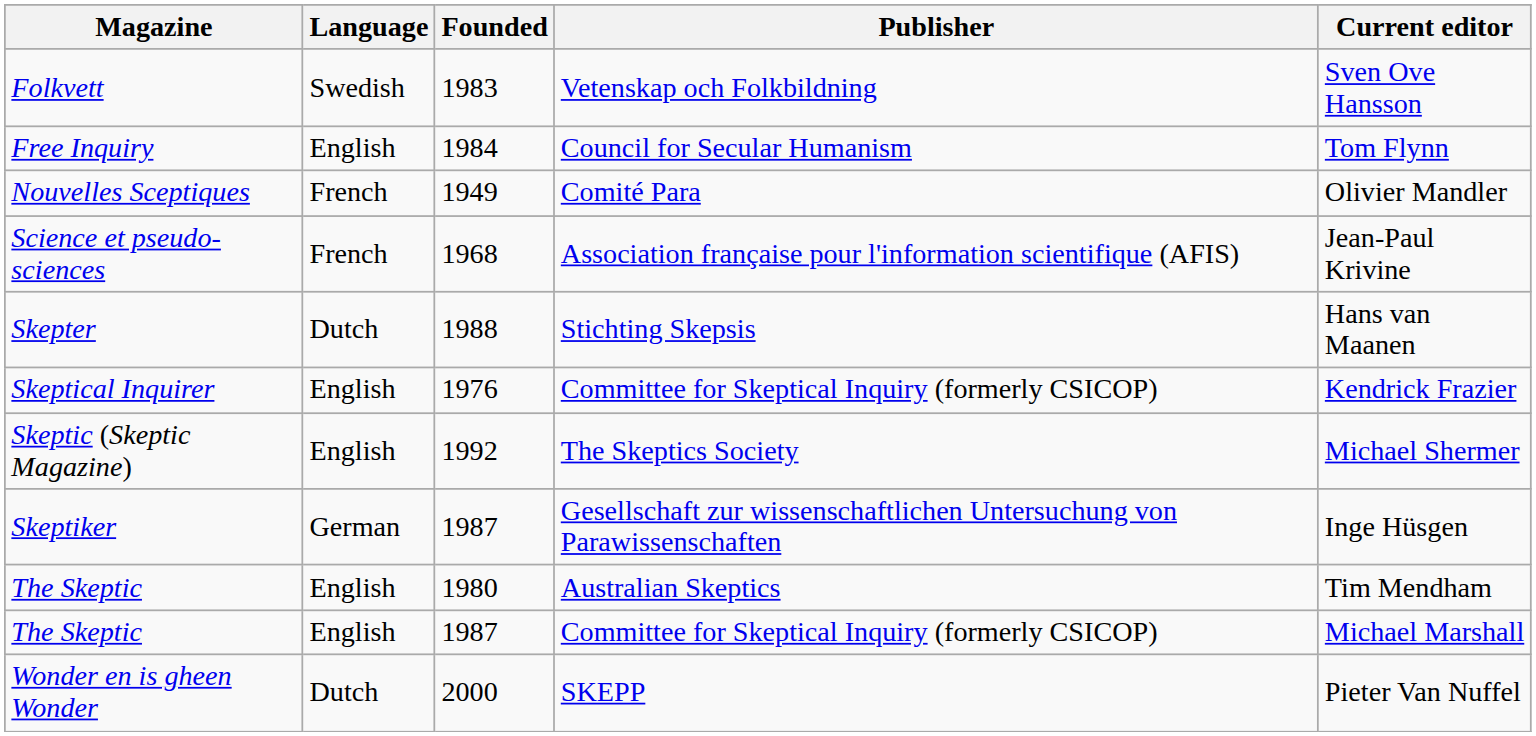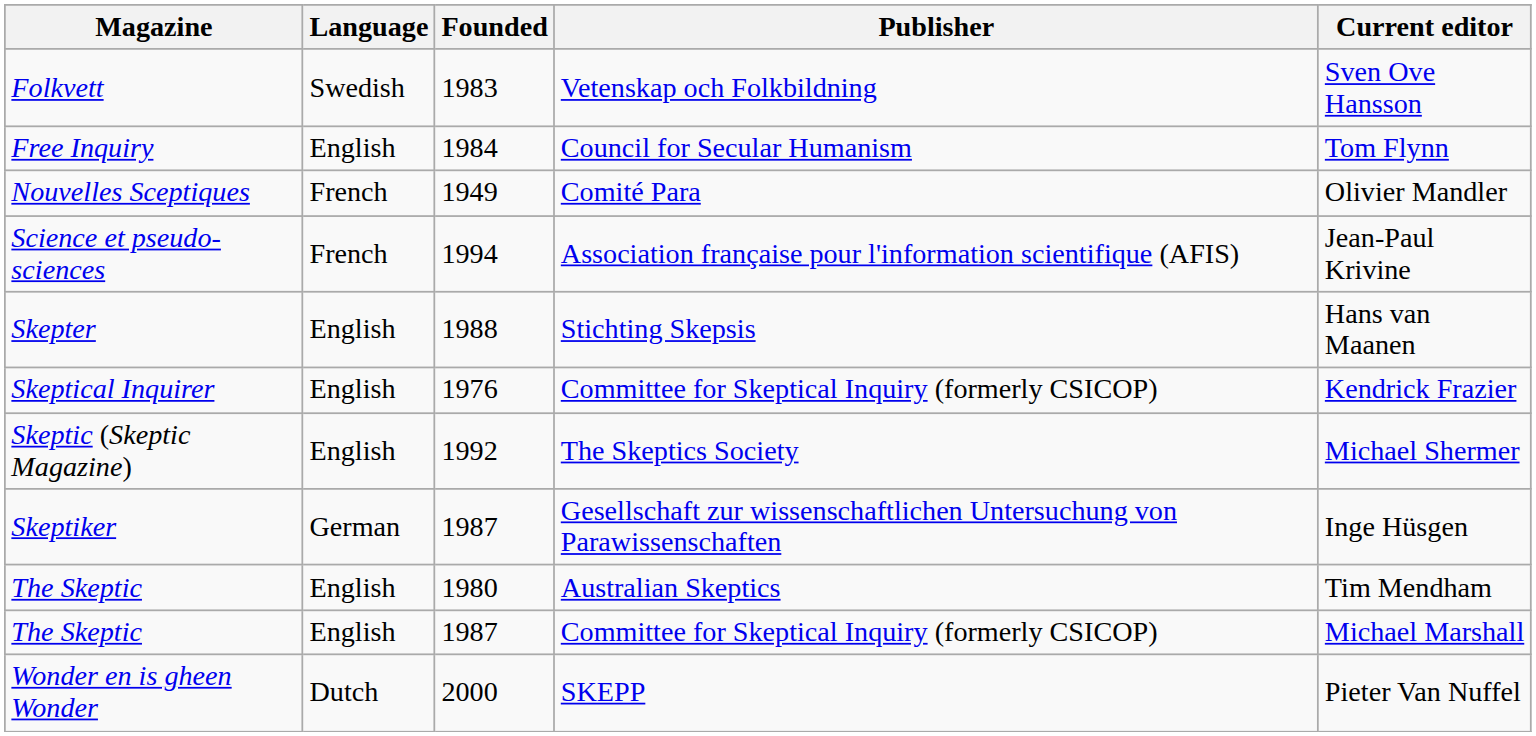(470, 252) 1968 -> (470, 252) 1994
(344, 329) Dutch -> (352, 329) English
